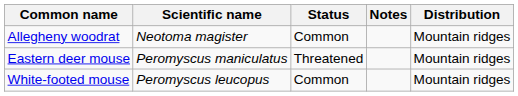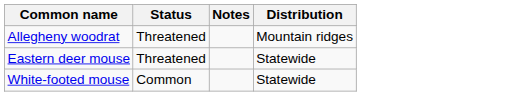- column: (212, 15)
(321, 36) Common -> (171, 36) Threatened
(462, 58) Mountain ridges -> (286, 58) Statewide
(462, 79) Mountain ridges -> (286, 79) Statewide
